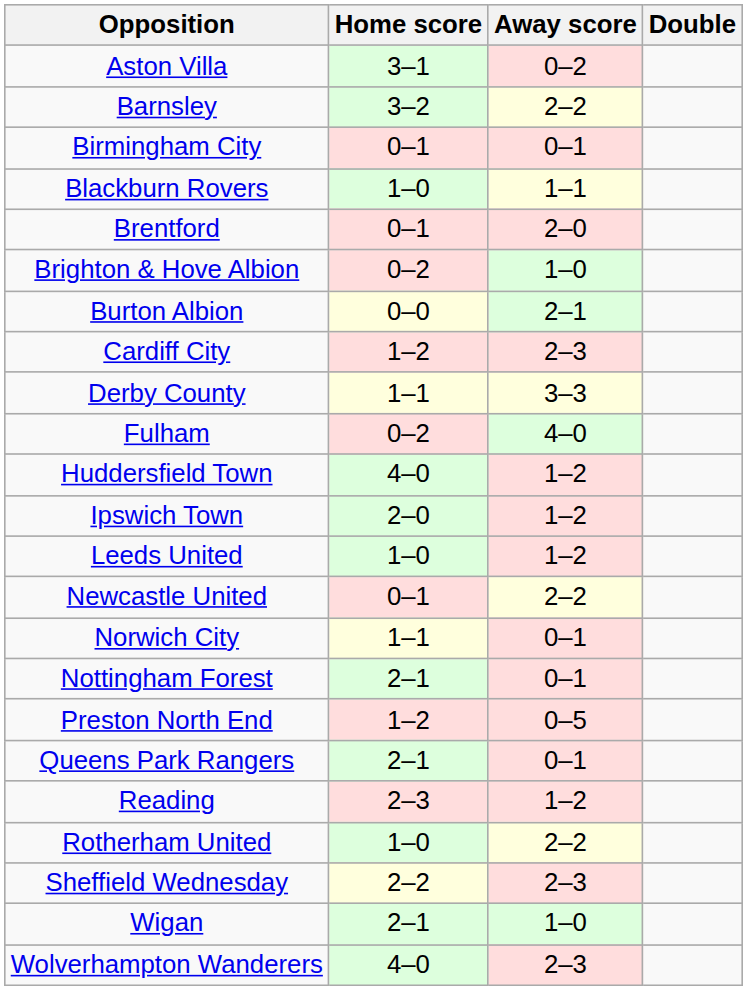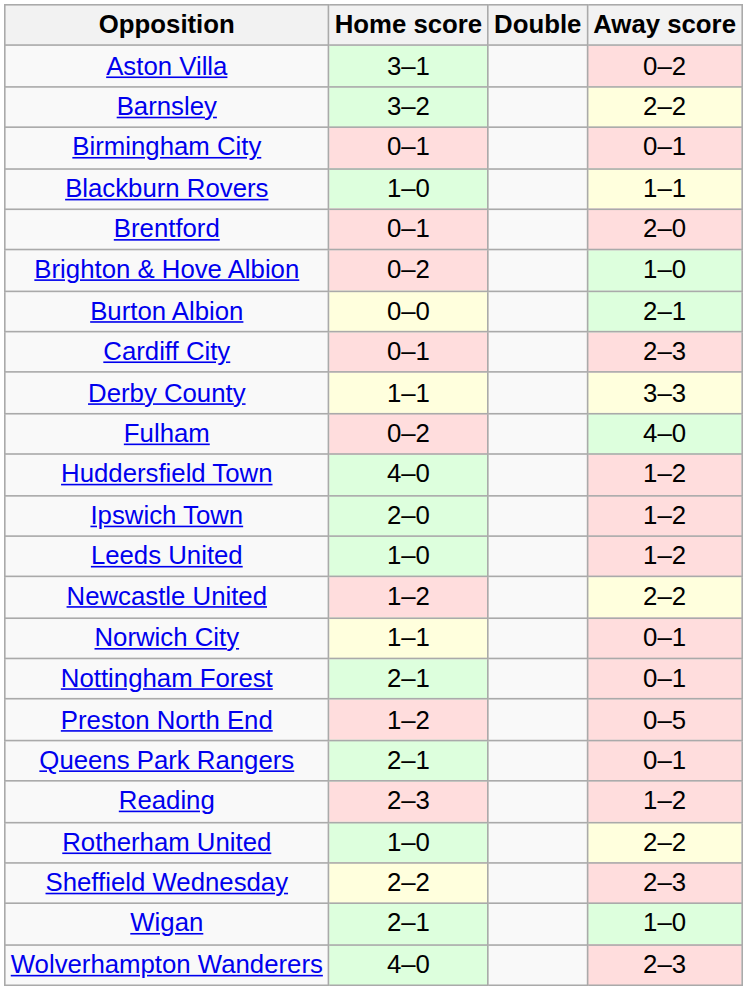columns swapped: (565, 24) <-> (692, 24)
(408, 351) 1–2 -> (408, 351) 0–1
(408, 596) 0–1 -> (408, 596) 1–2
